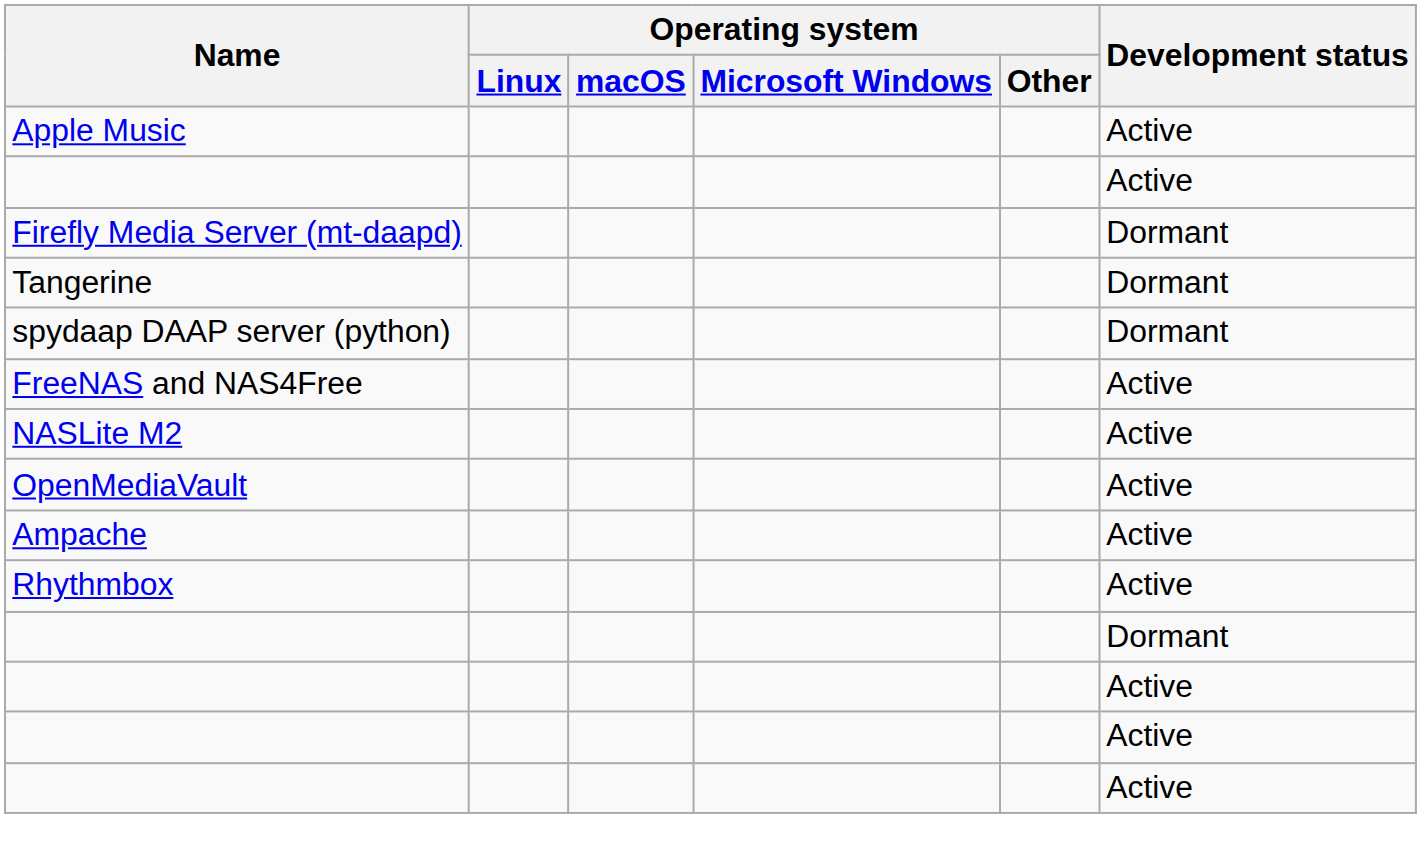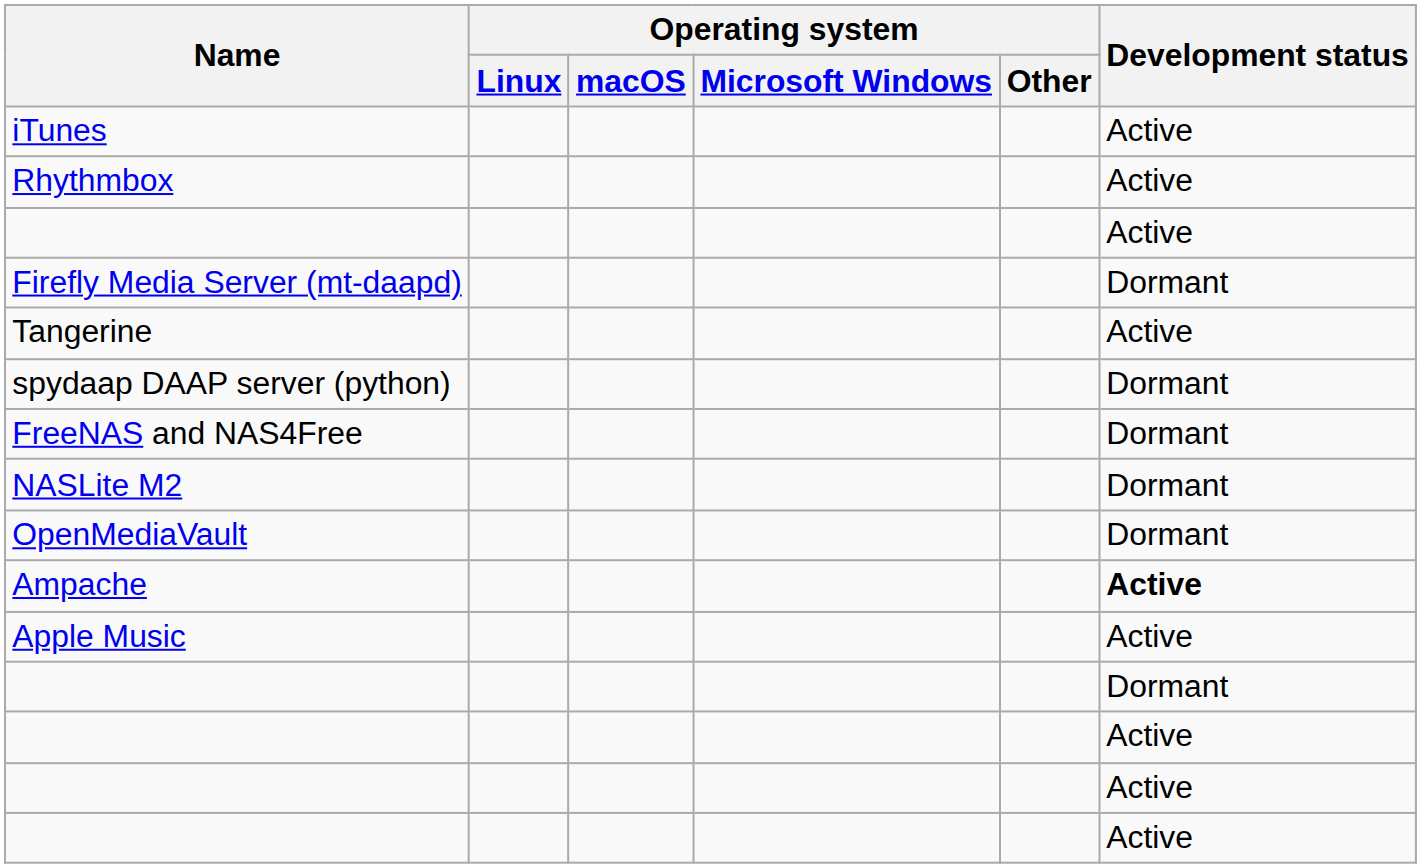+ row: (60, 130)
rows swapped: (99, 130) <-> (93, 585)
(1167, 282) Dormant -> (1150, 332) Active
(1150, 383) Active -> (1167, 433) Dormant
(1150, 433) Active -> (1167, 484) Dormant
(1150, 484) Active -> (1167, 534) Dormant
(1150, 534) normal -> (1154, 585) bold
